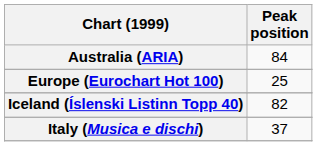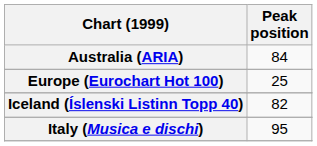(280, 128) 37 -> (280, 128) 95
